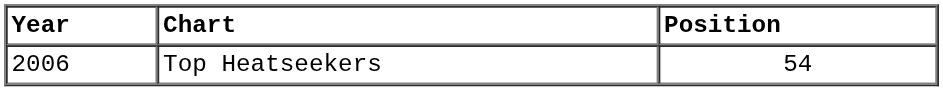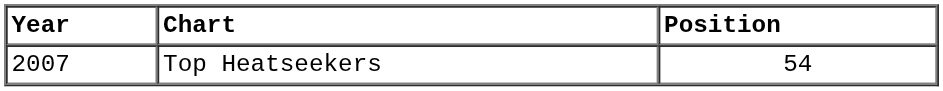(41, 65) 2006 -> (41, 65) 2007
